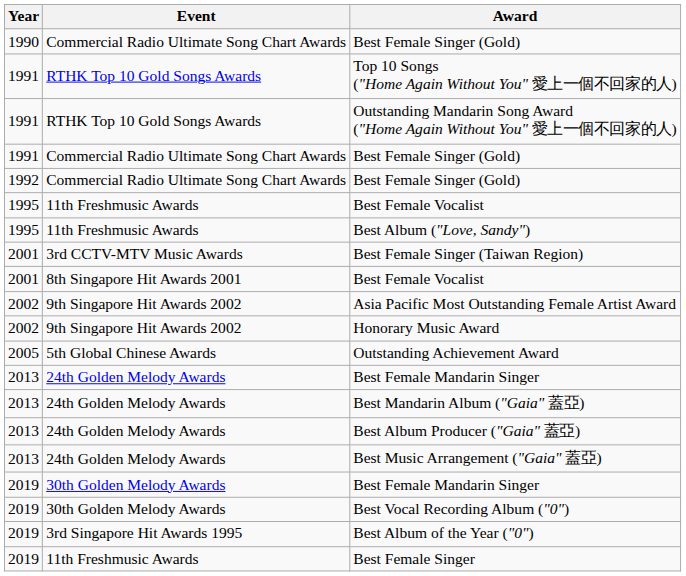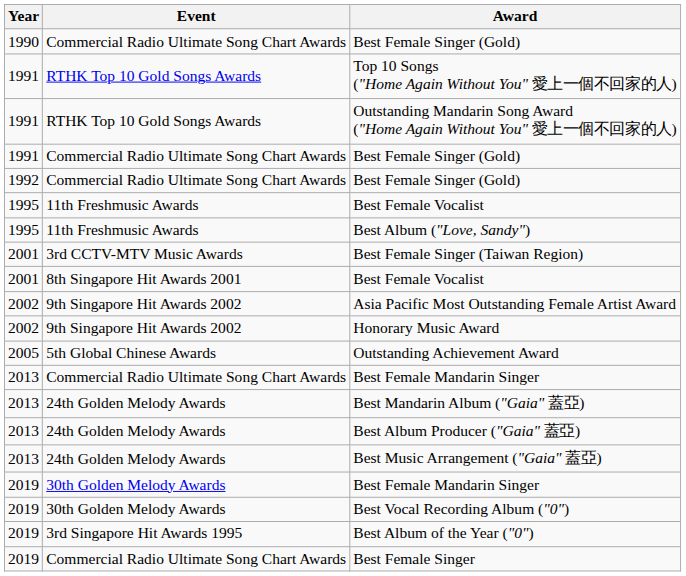(136, 377) 24th Golden Melody Awards -> (196, 377) Commercial Radio Ultimate Song Chart Awards
(122, 558) 11th Freshmusic Awards -> (196, 558) Commercial Radio Ultimate Song Chart Awards
